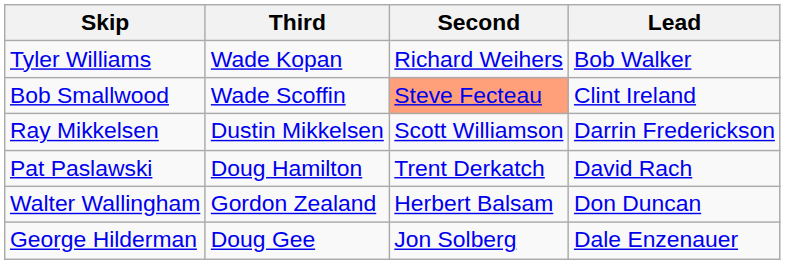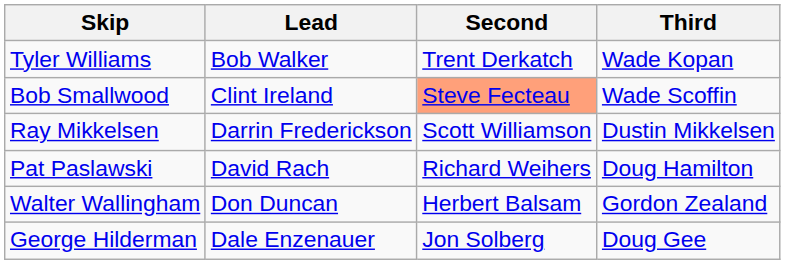columns swapped: (297, 22) <-> (674, 22)
(479, 58) Richard Weihers -> (498, 58) Trent Derkatch
(470, 167) Trent Derkatch -> (507, 167) Richard Weihers
